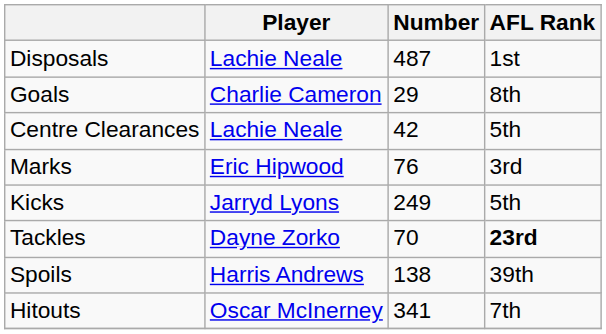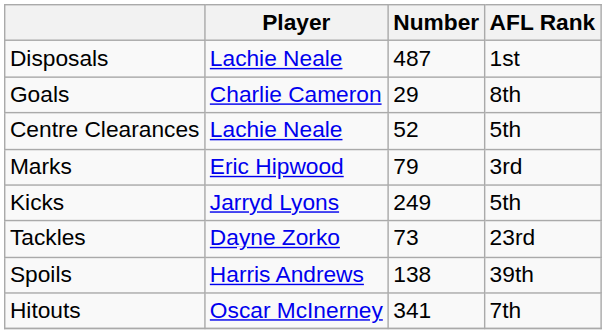(406, 130) 42 -> (406, 130) 52
(406, 166) 76 -> (406, 166) 79
(406, 238) 70 -> (406, 238) 73
(514, 238) bold -> (512, 238) normal
